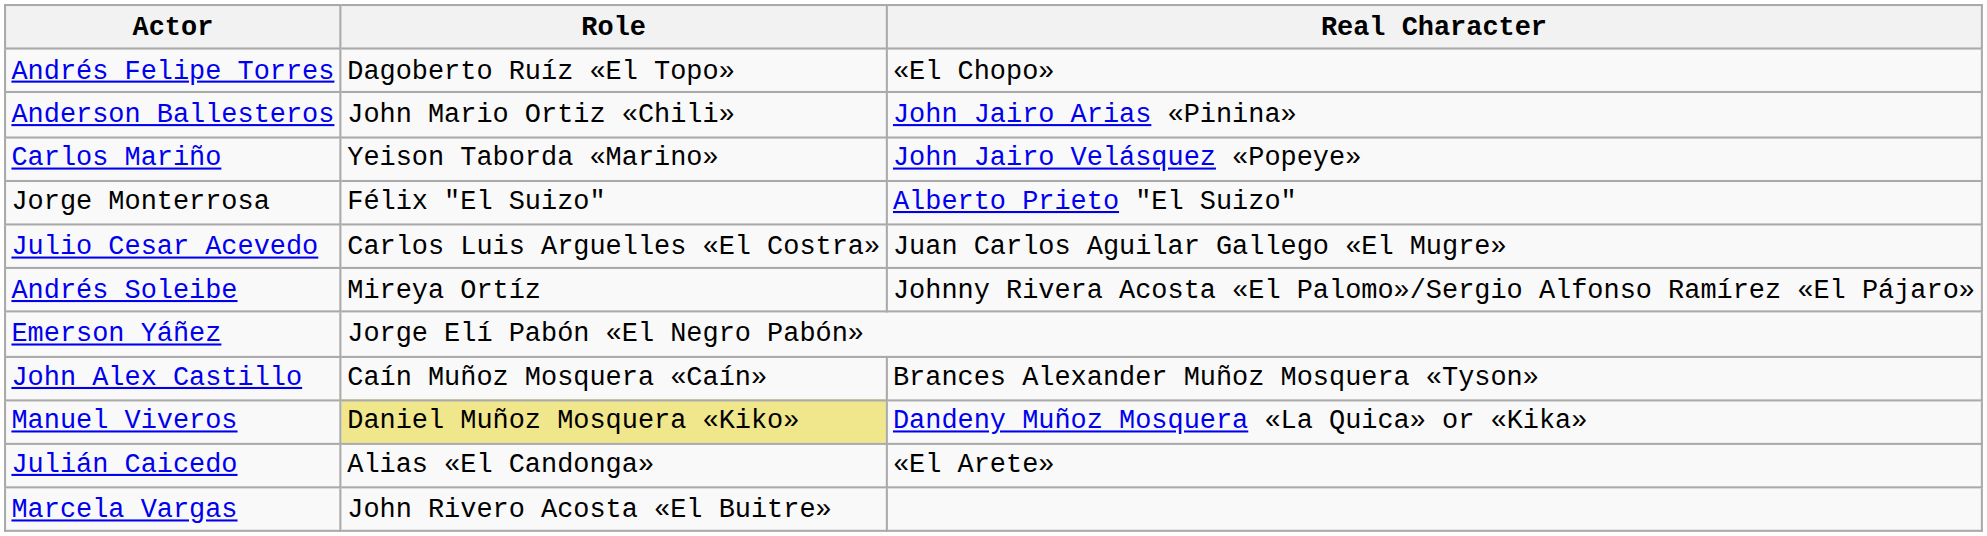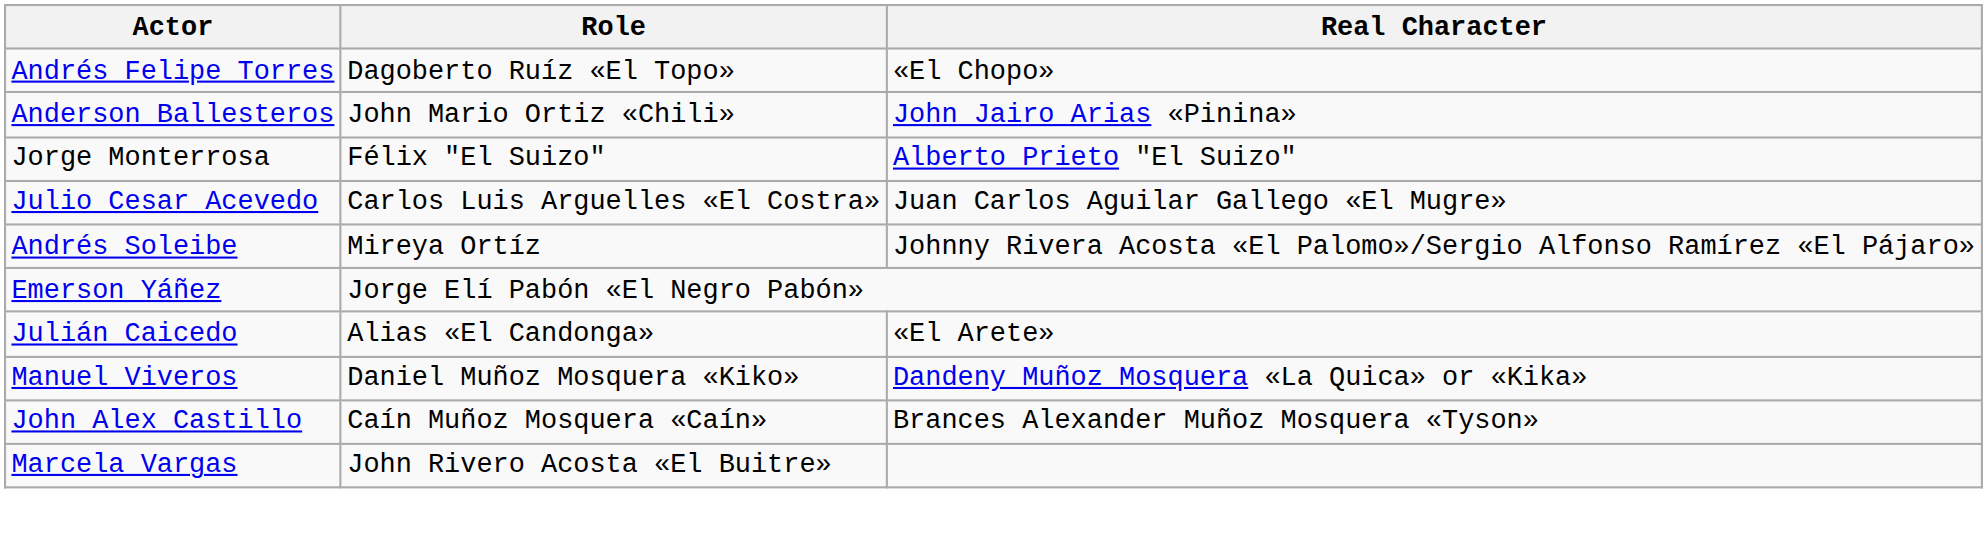- row: (116, 159)
rows swapped: (124, 466) <-> (157, 378)
(573, 422) khaki background -> (573, 378) no background
